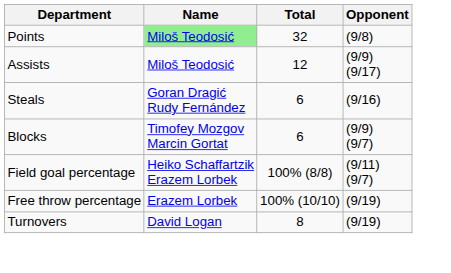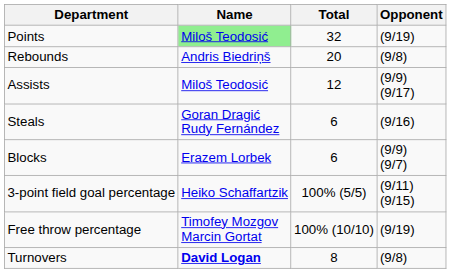(360, 36) (9/8) -> (397, 36) (9/19)
+ row: (38, 57)
(196, 136) Timofey Mozgov Marcin Gortat -> (226, 157) Erazem Lorbek
- row: (71, 172)
+ row: (91, 193)
(192, 201) Erazem Lorbek -> (230, 229) Timofey Mozgov Marcin Gortat
(184, 222) normal -> (221, 258) bold
(363, 222) (9/19) -> (394, 258) (9/8)
